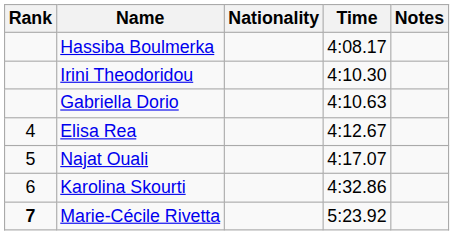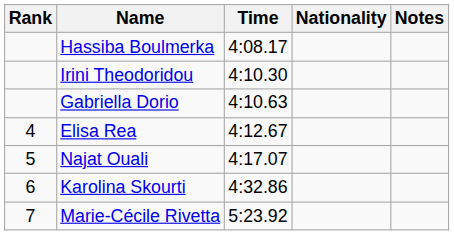columns swapped: (274, 18) <-> (357, 18)
(30, 215) bold -> (30, 215) normal
